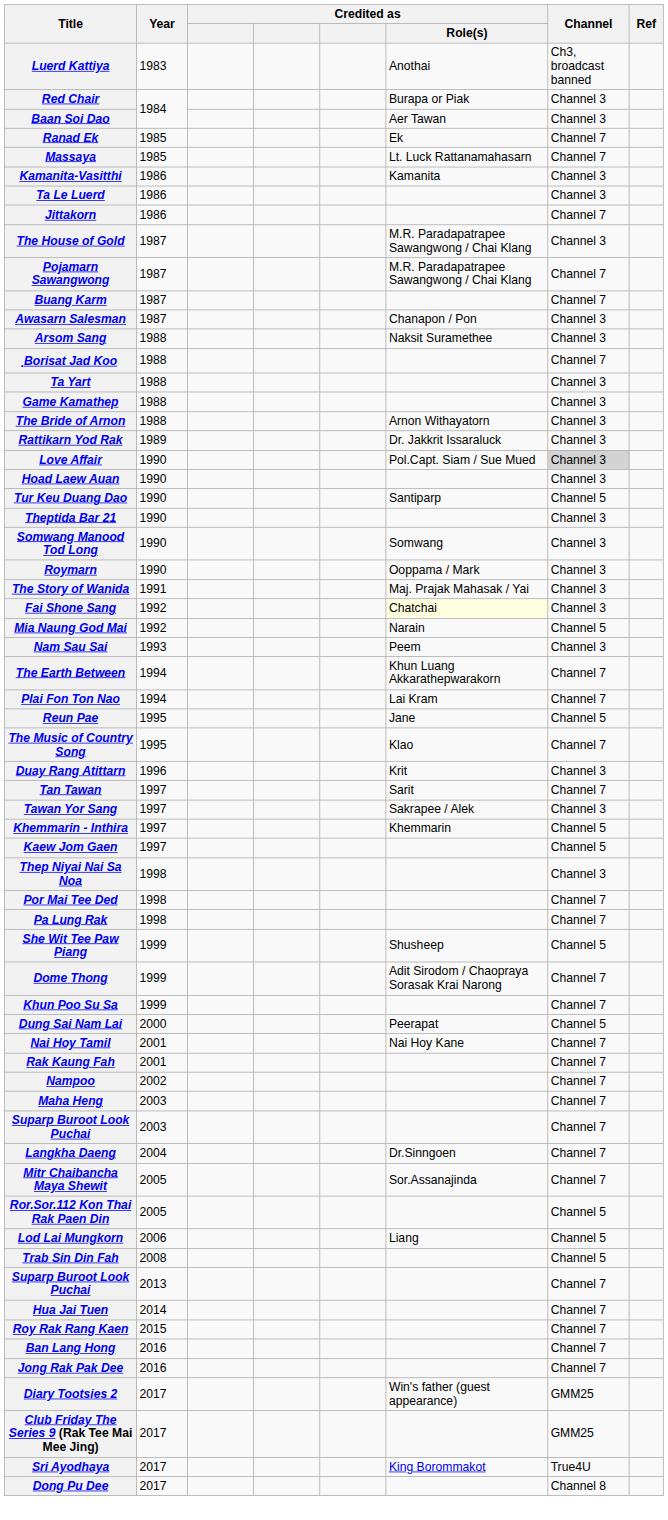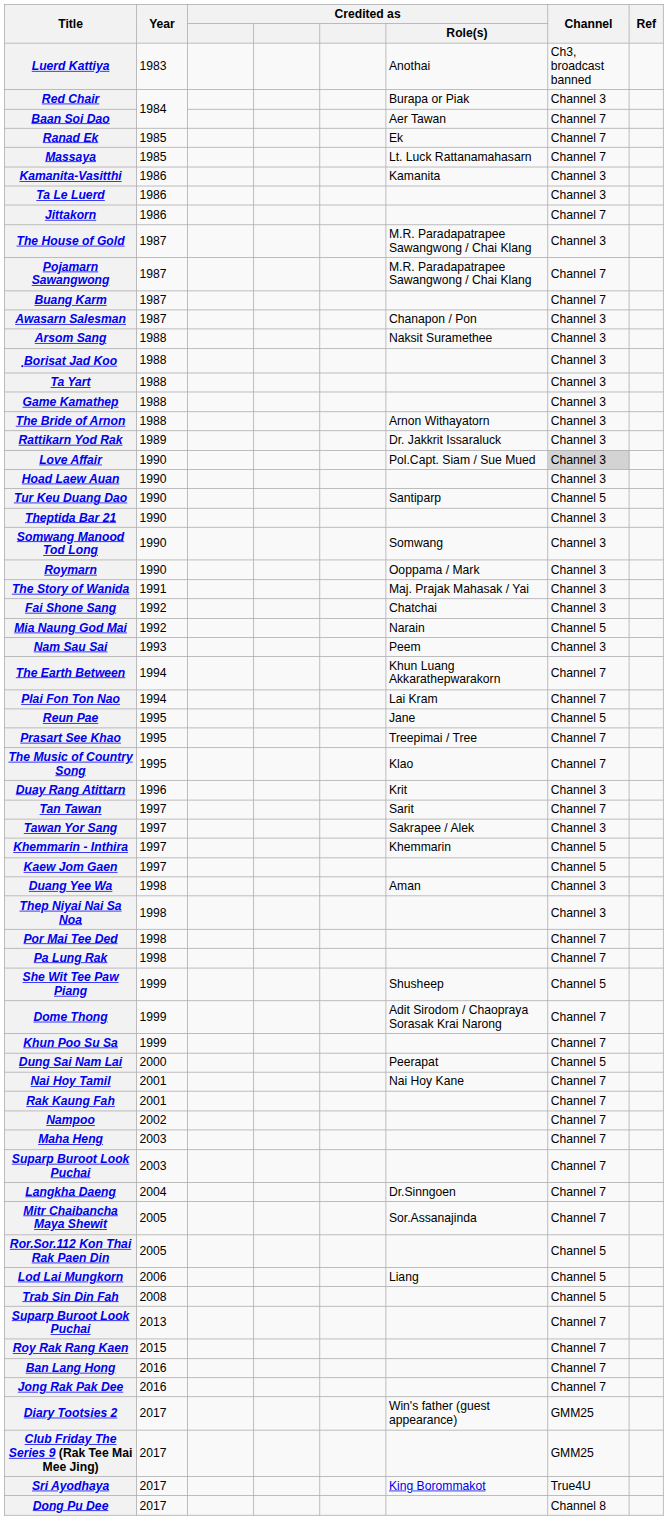(578, 118) Channel 3 -> (578, 118) Channel 7
(578, 360) Channel 7 -> (578, 360) Channel 3
(413, 608) lightyellow background -> (413, 608) no background
+ row: (71, 737)
+ row: (71, 886)
- row: (71, 1310)
